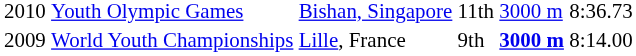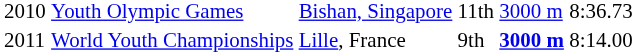(25, 40) 2009 -> (25, 40) 2011
